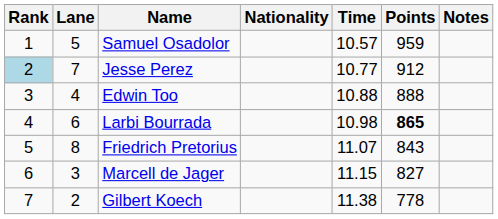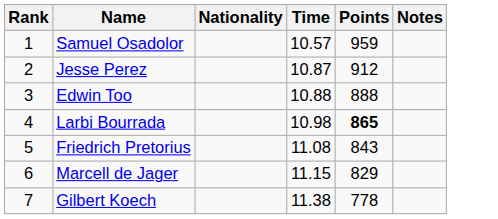- column: (75, 17)
(28, 69) lightblue background -> (28, 69) no background
(357, 69) 10.77 -> (311, 69) 10.87
(357, 148) 11.07 -> (311, 148) 11.08
(410, 174) 827 -> (364, 174) 829
